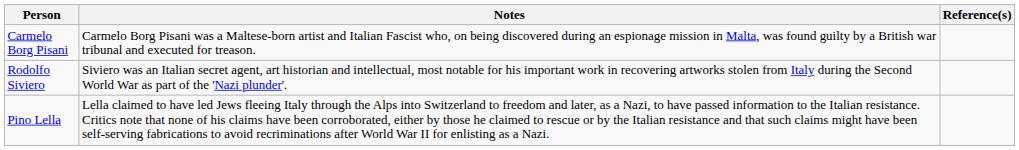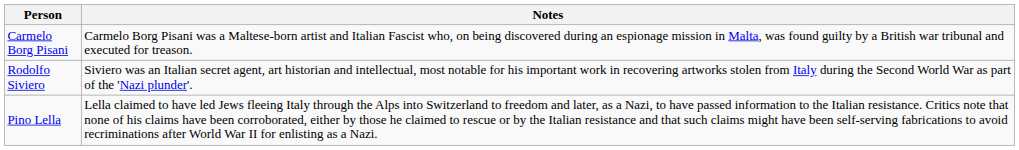- column: (977, 14)
